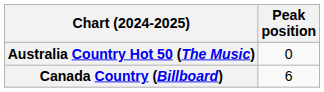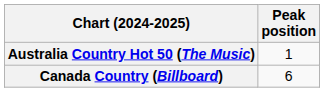(289, 53) 0 -> (289, 53) 1
